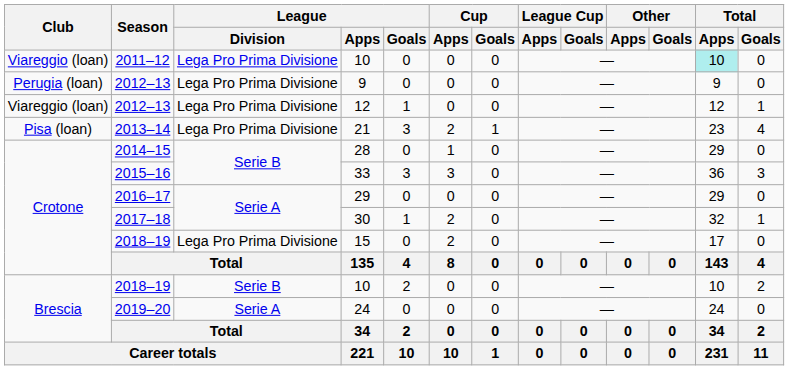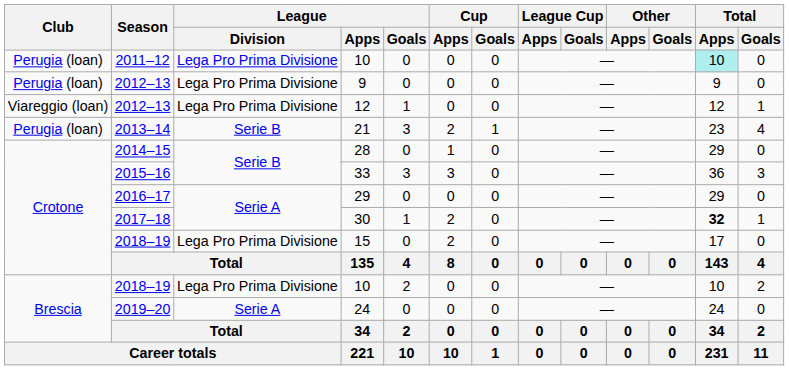(58, 61) Viareggio (loan) -> (58, 61) Perugia (loan)
(58, 129) Pisa (loan) -> (58, 129) Perugia (loan)
(257, 129) Lega Pro Prima Divisione -> (257, 129) Serie B
(717, 219) normal -> (717, 219) bold
(257, 286) Serie B -> (257, 286) Lega Pro Prima Divisione
